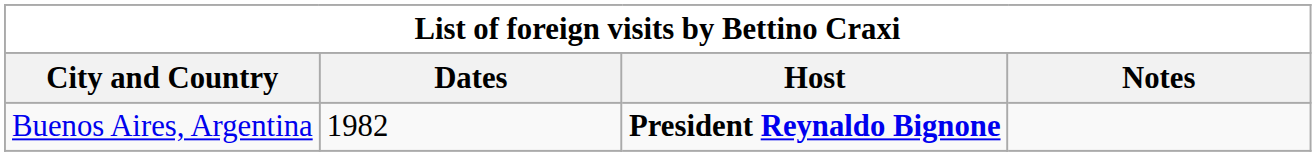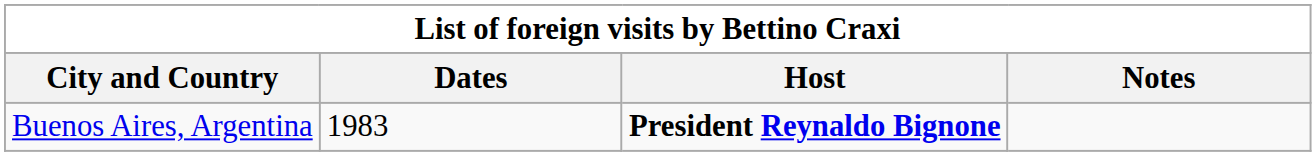(358, 126) 1982 -> (358, 126) 1983
